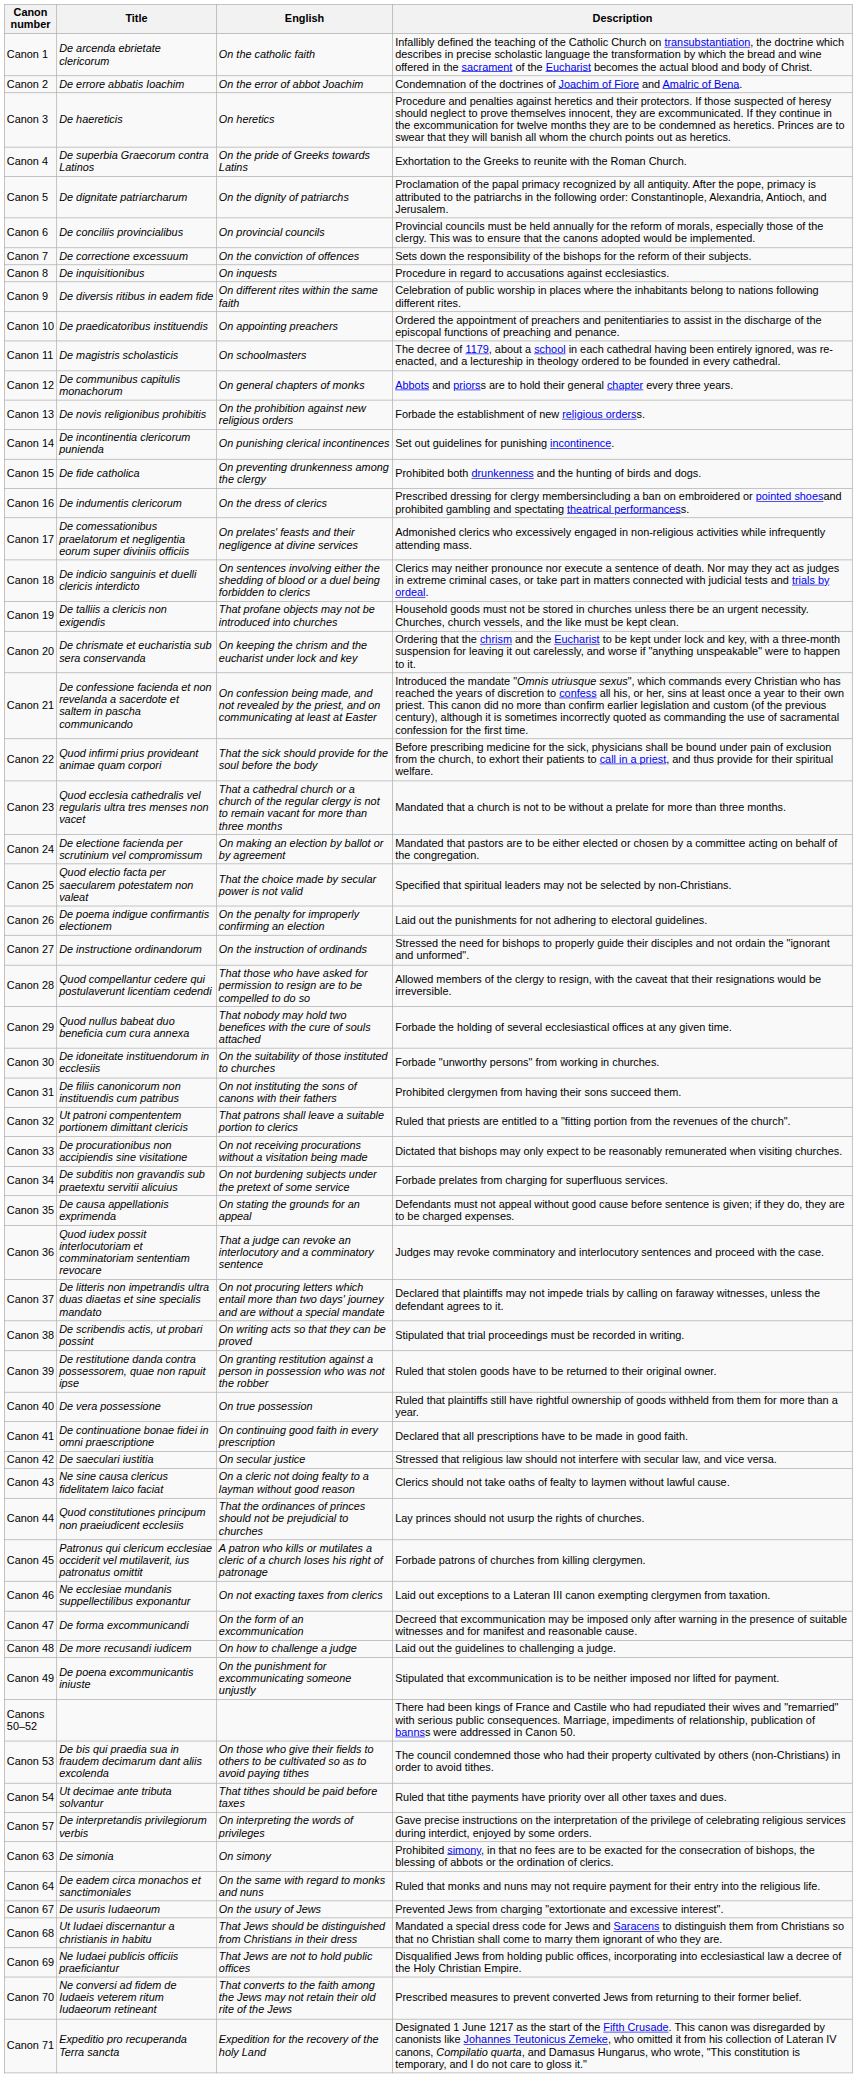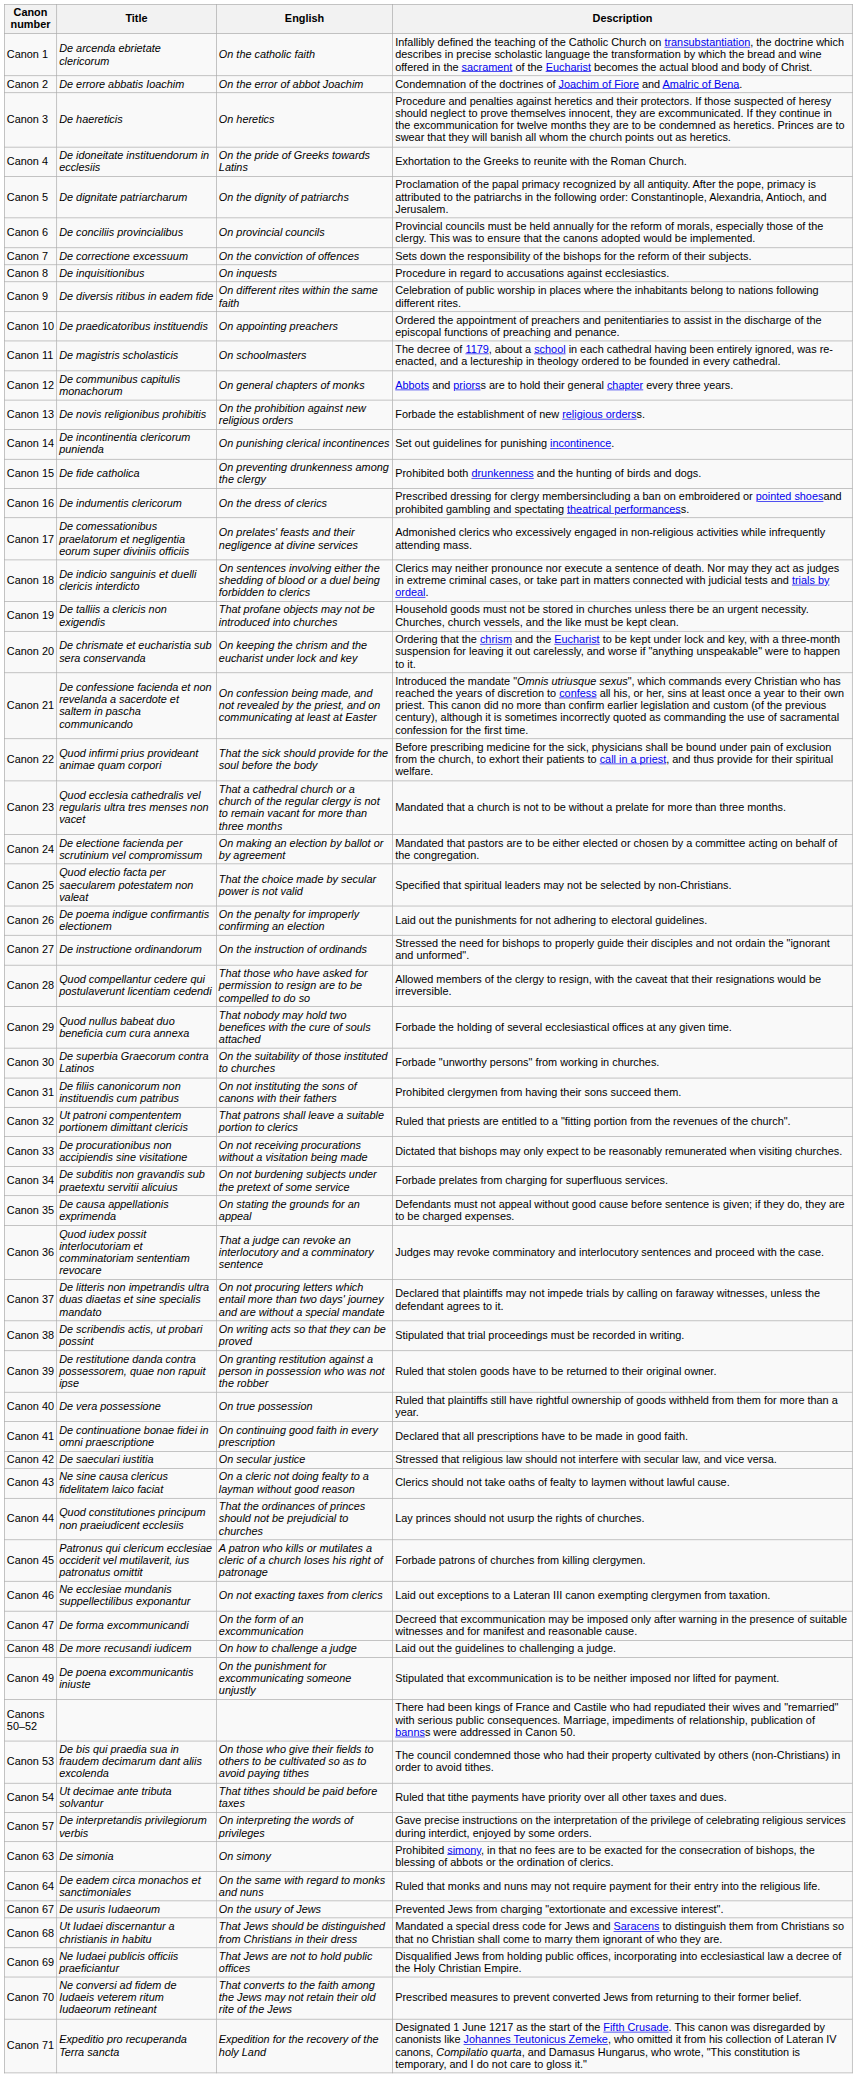(134, 161) De superbia Graecorum contra Latinos -> (134, 161) De idoneitate instituendorum in ecclesiis
(134, 1063) De idoneitate instituendorum in ecclesiis -> (134, 1063) De superbia Graecorum contra Latinos
